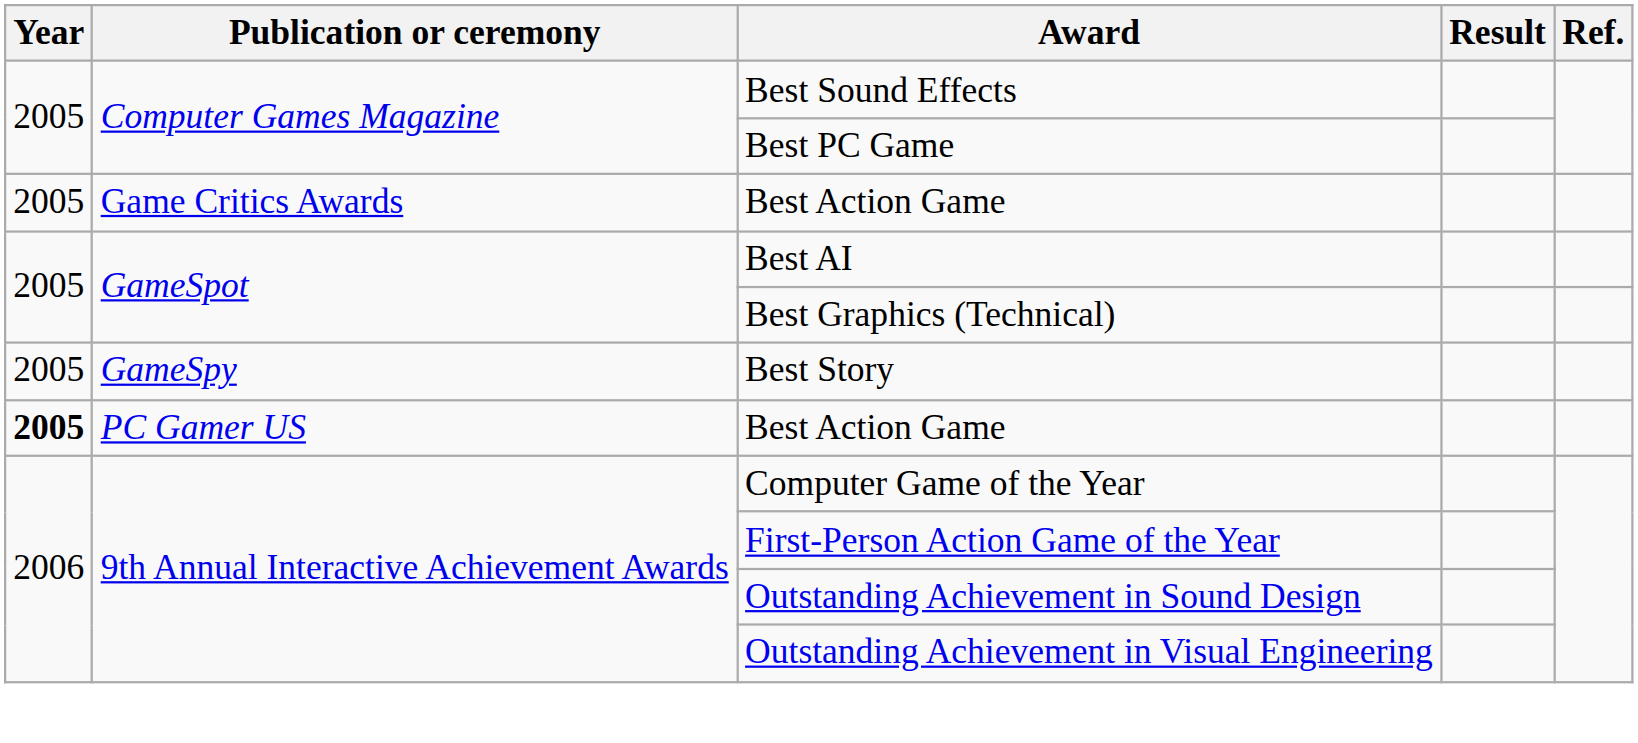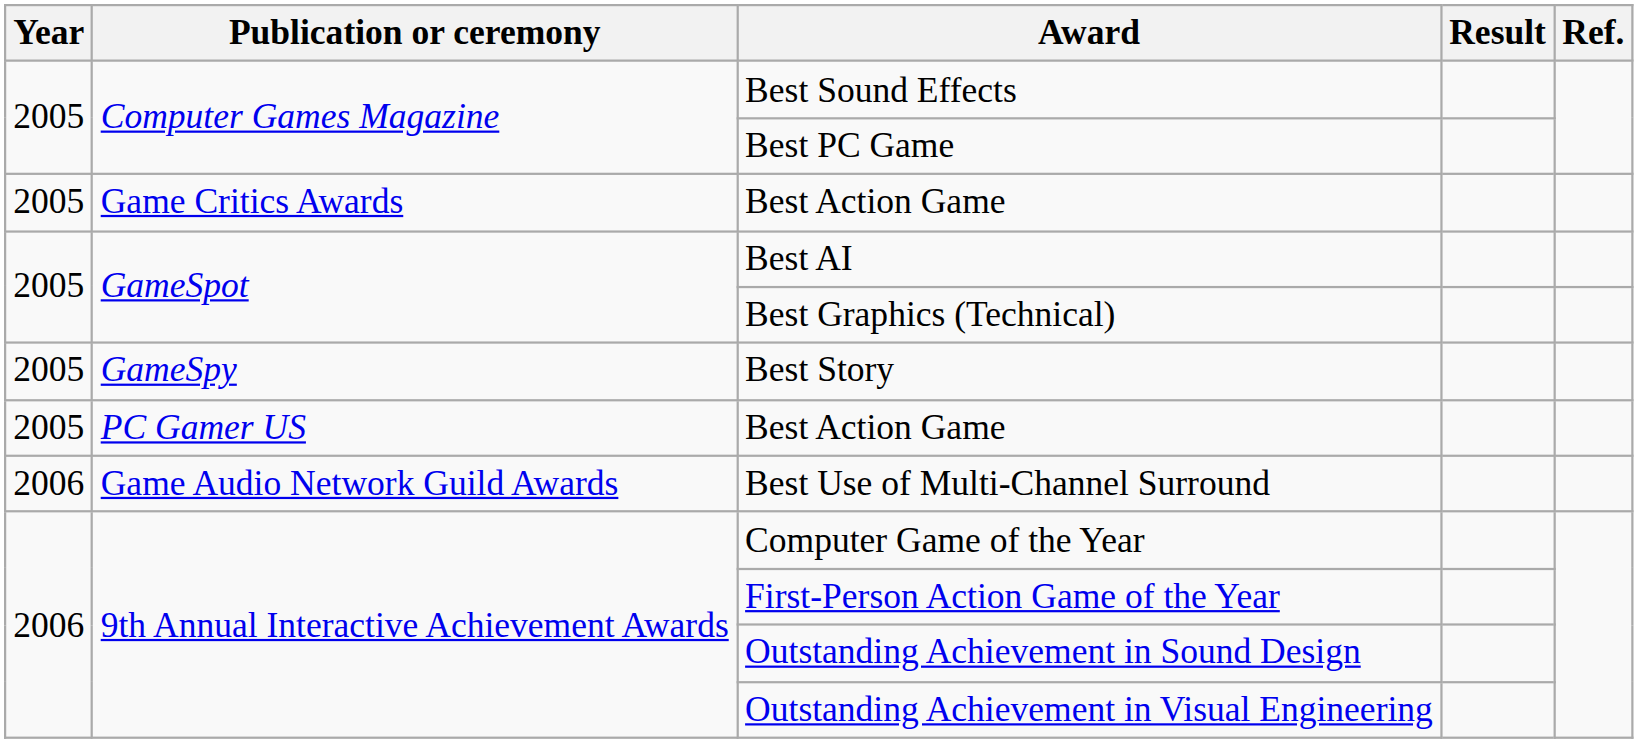(49, 426) bold -> (49, 426) normal
+ row: (360, 483)
